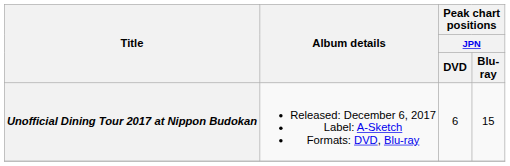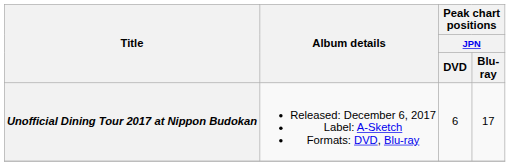(488, 121) 15 -> (488, 121) 17
